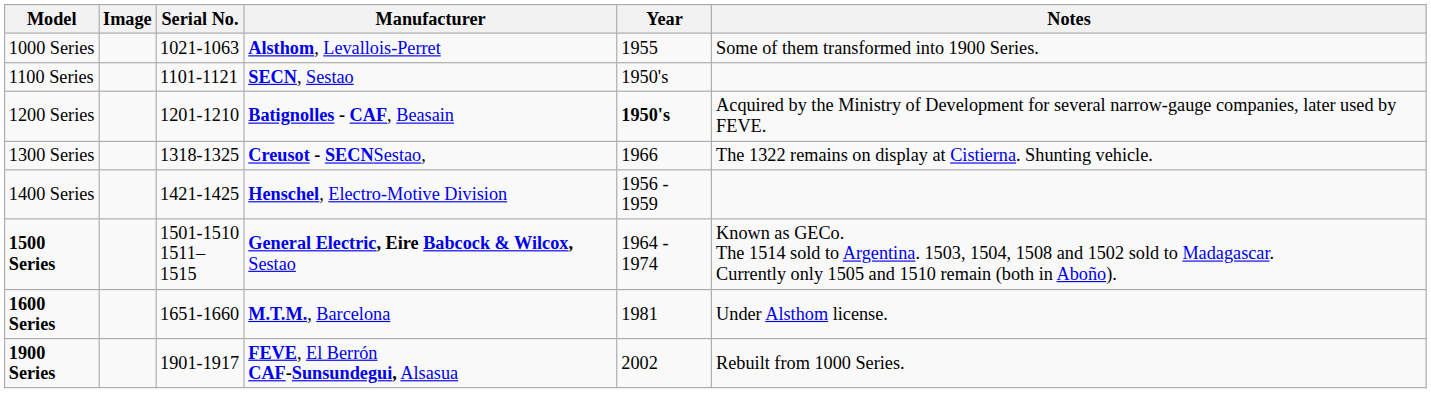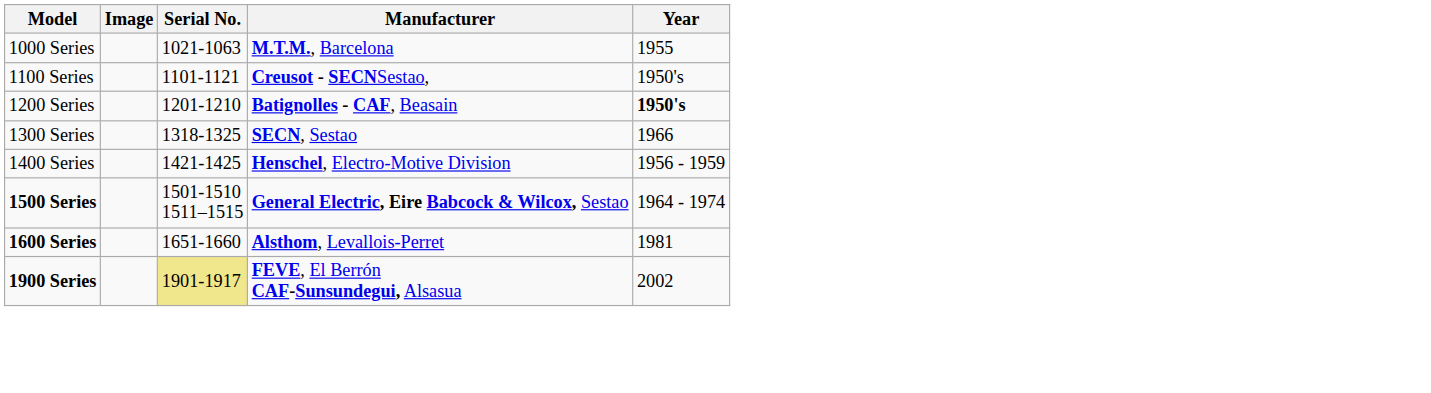- column: (1069, 18)
(345, 47) Alsthom, Levallois-Perret -> (323, 47) M.T.M., Barcelona
(301, 76) SECN, Sestao -> (340, 76) Creusot - SECNSestao,
(337, 155) Creusot - SECNSestao, -> (304, 134) SECN, Sestao
(319, 313) M.T.M., Barcelona -> (348, 241) Alsthom, Levallois-Perret
(200, 363) no background -> (201, 281) khaki background
